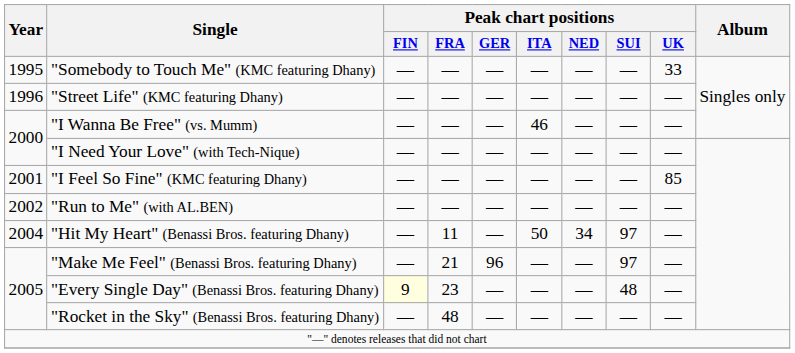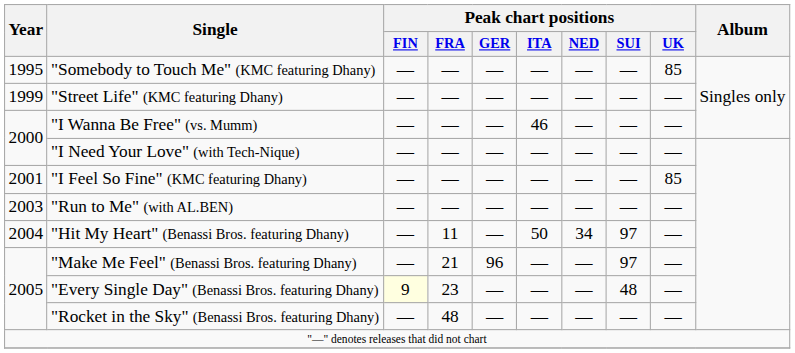(673, 69) 33 -> (673, 69) 85
(26, 97) 1996 -> (26, 97) 1999
(26, 206) 2002 -> (26, 206) 2003
